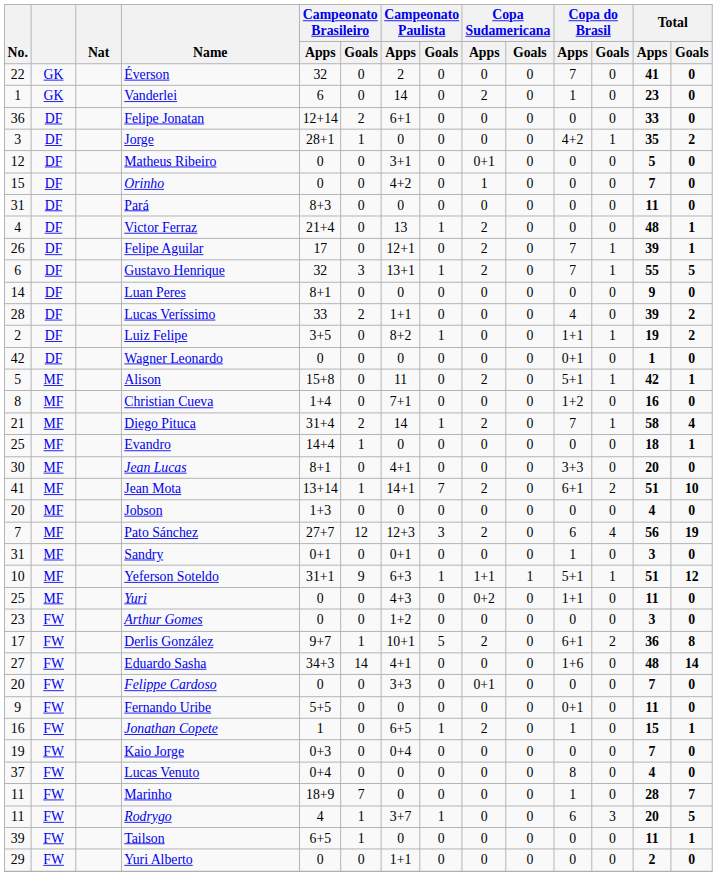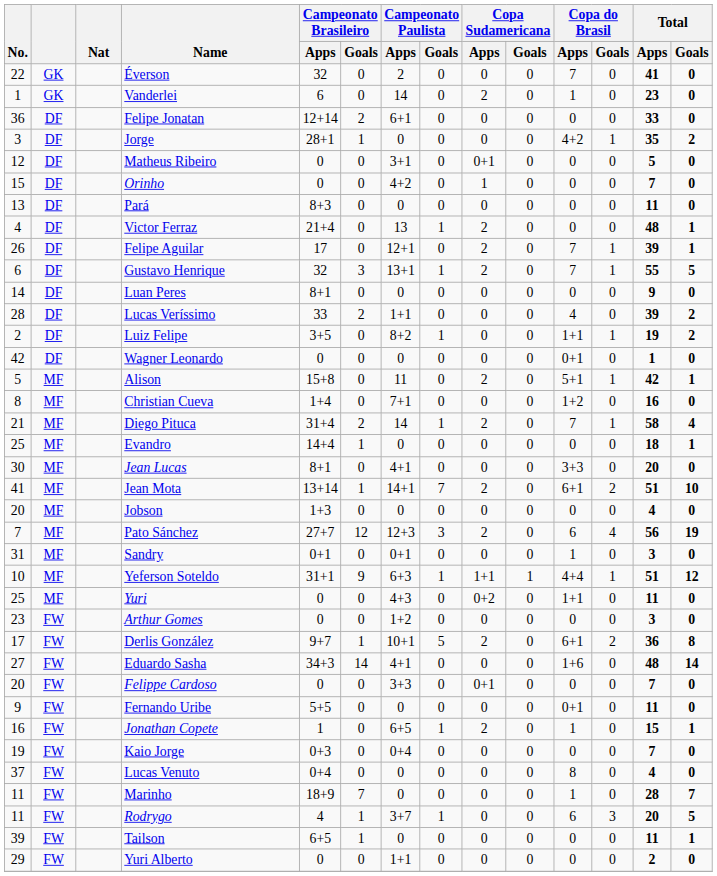(18, 205) 31 -> (18, 205) 13
(573, 576) 5+1 -> (573, 576) 4+4
